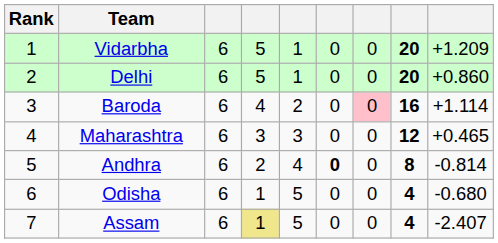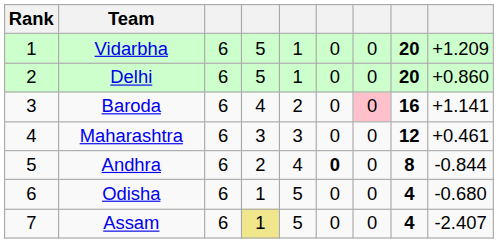(461, 106) +1.114 -> (461, 106) +1.141
(461, 135) +0.465 -> (461, 135) +0.461
(461, 164) -0.814 -> (461, 164) -0.844
